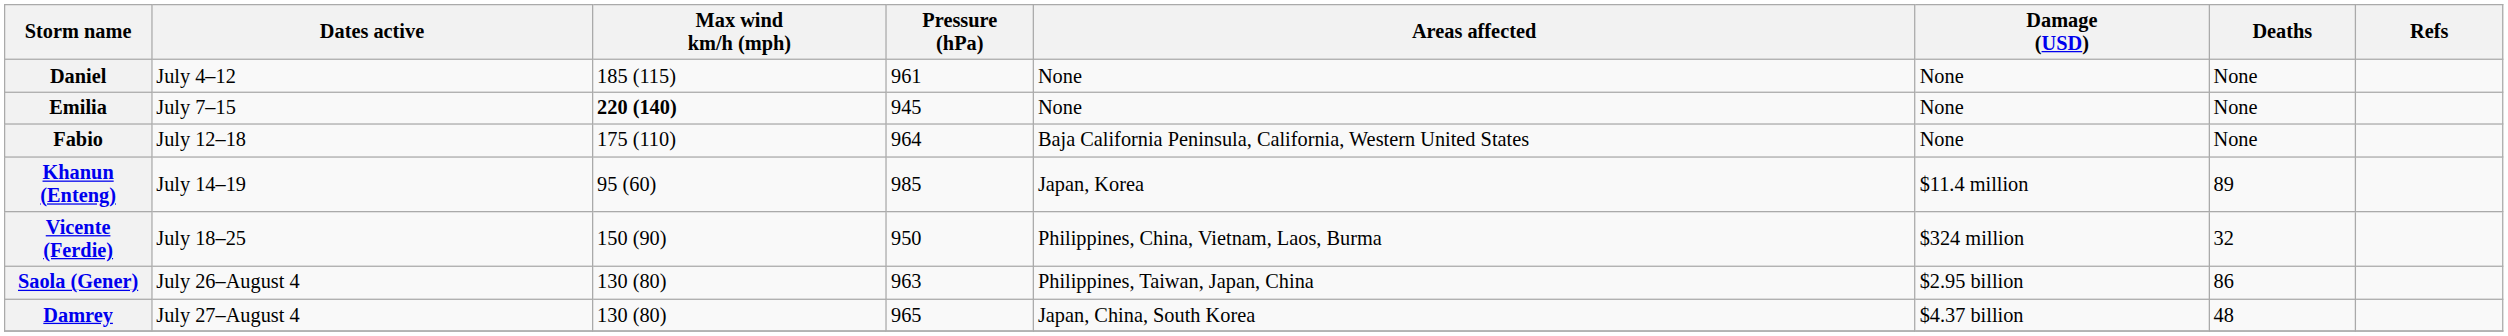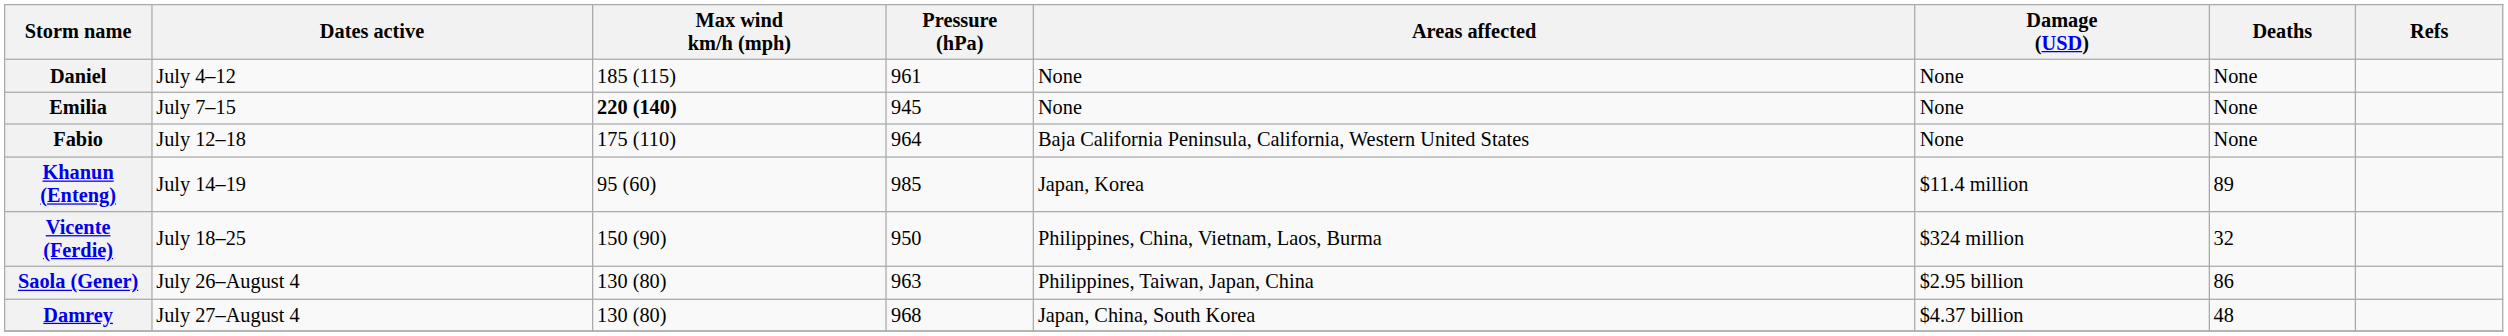(906, 314) 965 -> (906, 314) 968
